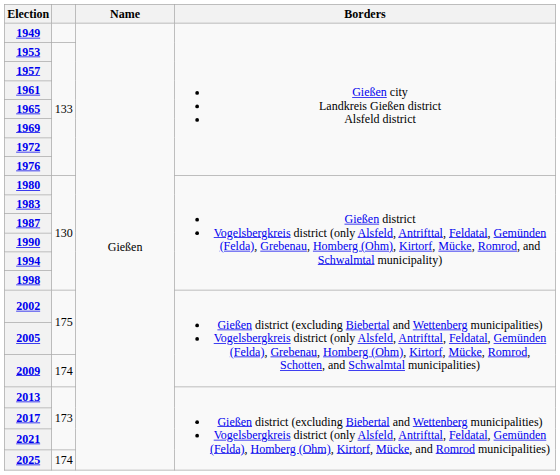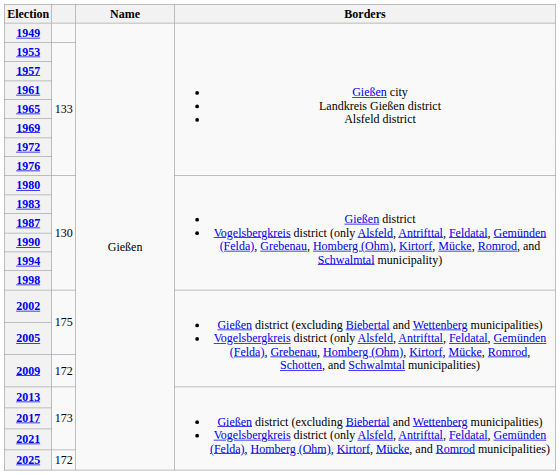(64, 370) 174 -> (64, 370) 172
(64, 460) 174 -> (64, 460) 172
